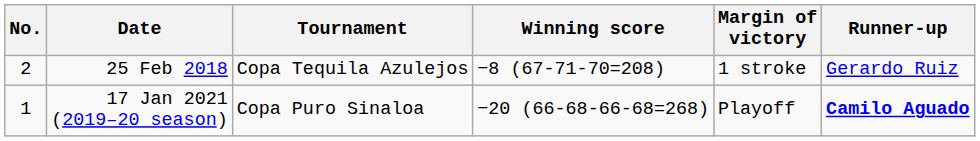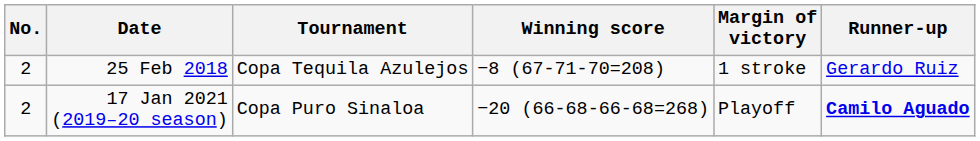(26, 111) 1 -> (26, 111) 2
